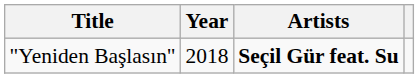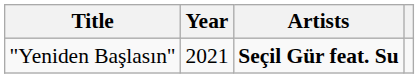(207, 55) 2018 -> (207, 55) 2021
